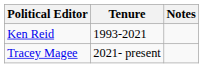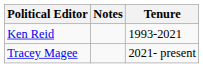columns swapped: (127, 14) <-> (181, 14)
